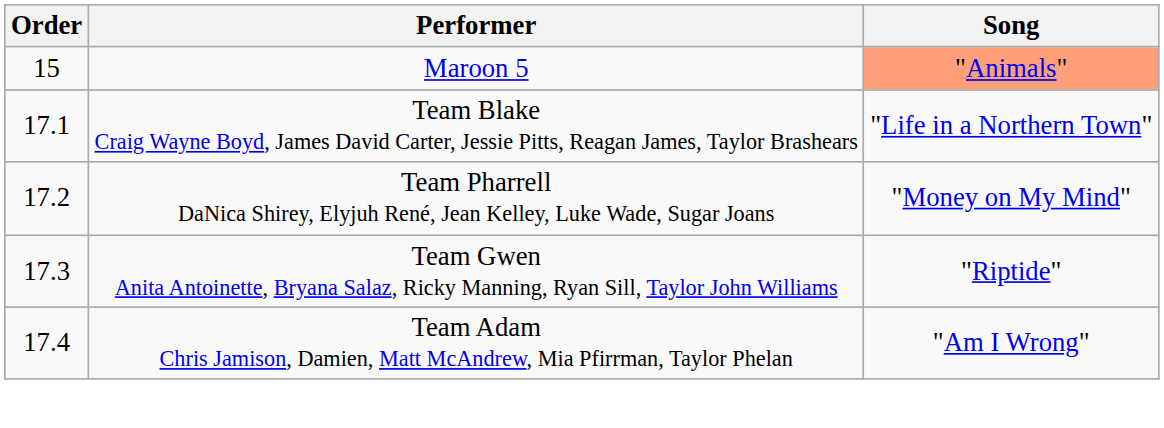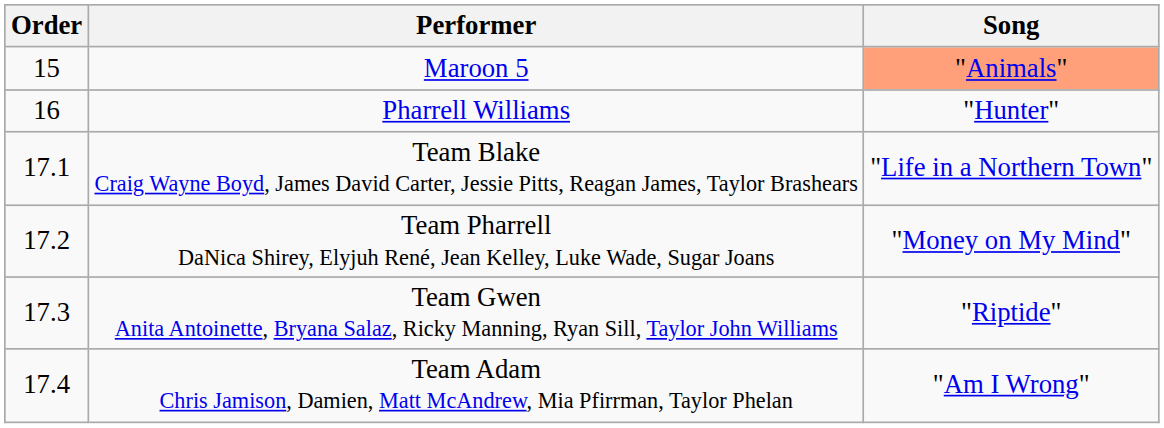+ row: (476, 110)
